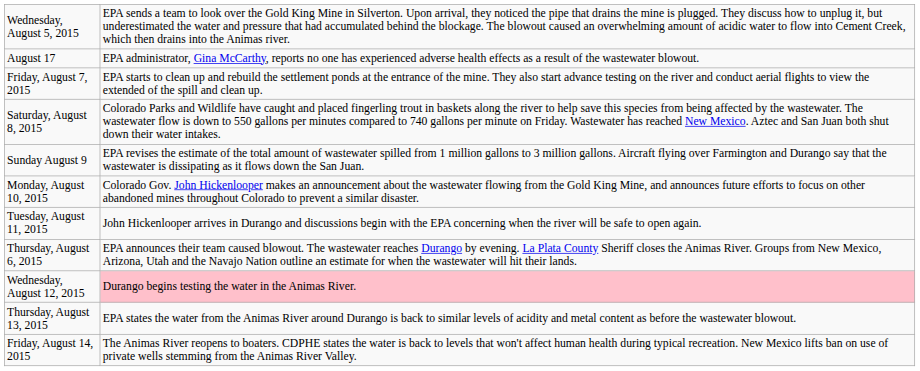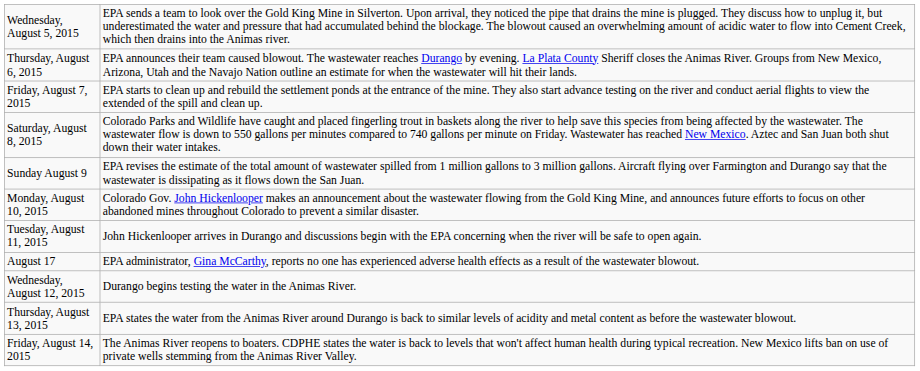rows swapped: (48, 255) <-> (31, 58)
(229, 286) pink background -> (229, 286) no background
